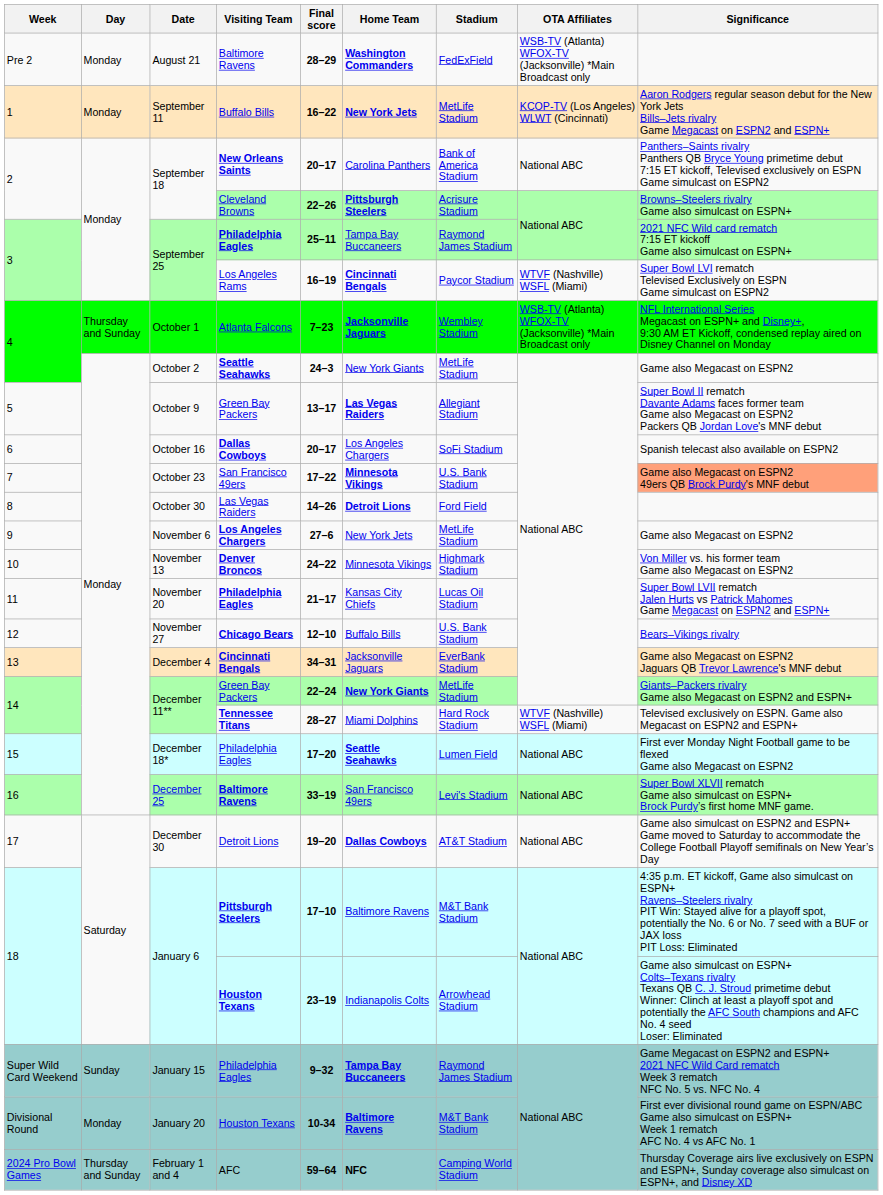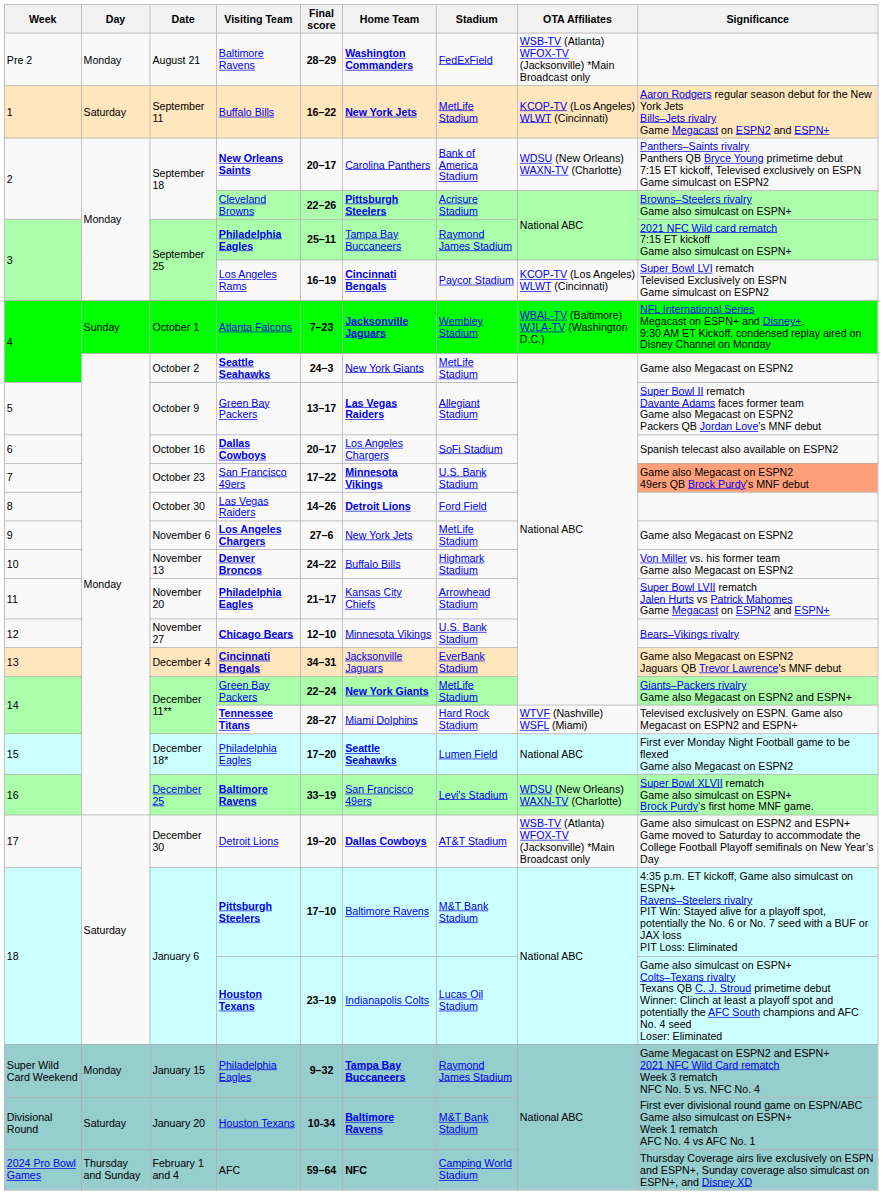(102, 112) Monday -> (105, 112) Saturday
(551, 165) National ABC -> (572, 165) WDSU (New Orleans) WAXN-TV (Charlotte)
(561, 281) WTVF (Nashville) WSFL (Miami) -> (577, 281) KCOP-TV (Los Angeles) WLWT (Cincinnati)
(112, 327) Thursday and Sunday -> (102, 327) Sunday
(567, 327) WSB-TV (Atlanta) WFOX-TV (Jacksonville) *Main Broadcast only -> (574, 327) WBAL-TV (Baltimore) WJLA-TV (Washington D.C.)
(388, 564) Minnesota Vikings -> (373, 564) Buffalo Bills
(461, 599) Lucas Oil Stadium -> (465, 599) Arrowhead Stadium
(373, 634) Buffalo Bills -> (388, 634) Minnesota Vikings
(551, 795) National ABC -> (572, 795) WDSU (New Orleans) WAXN-TV (Charlotte)
(551, 842) National ABC -> (567, 842) WSB-TV (Atlanta) WFOX-TV (Jacksonville) *Main Broadcast only
(465, 1000) Arrowhead Stadium -> (461, 1000) Lucas Oil Stadium
(102, 1071) Sunday -> (102, 1071) Monday
(102, 1123) Monday -> (105, 1123) Saturday
